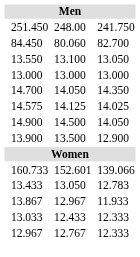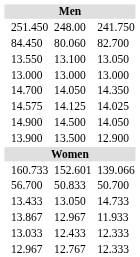+ row: (27, 186)
(113, 186) 12.783 -> (113, 201) 14.733
